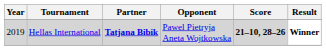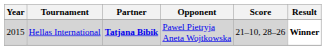(16, 32) 2019 -> (16, 32) 2015
(260, 32) bold -> (260, 32) normal
